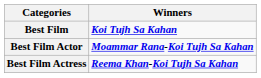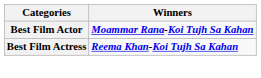- row: (47, 30)
